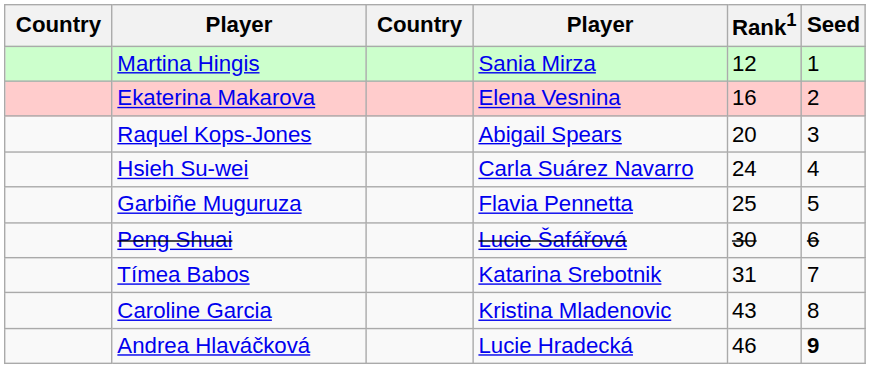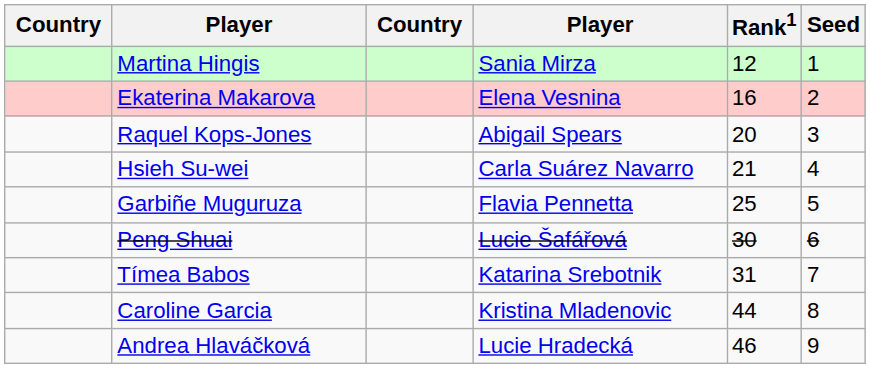(744, 169) 24 -> (744, 169) 21
(744, 310) 43 -> (744, 310) 44
(813, 345) bold -> (813, 345) normal
